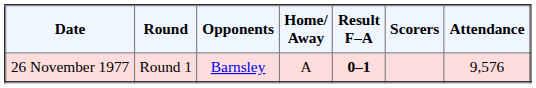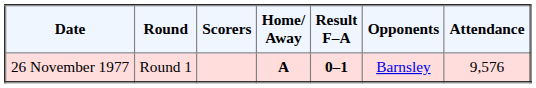columns swapped: (238, 29) <-> (415, 29)
(306, 67) normal -> (283, 67) bold
